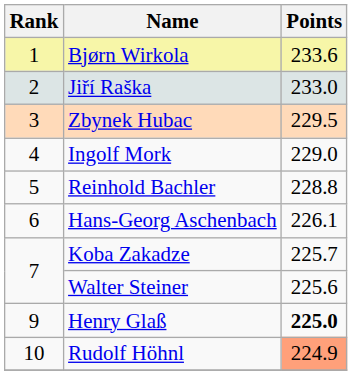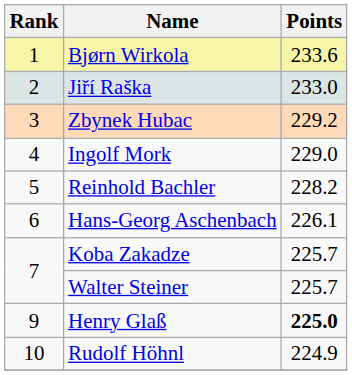(314, 120) 229.5 -> (314, 120) 229.2
(314, 187) 228.8 -> (314, 187) 228.2
(314, 287) 225.6 -> (314, 287) 225.7
(314, 353) lightsalmon background -> (314, 353) no background
